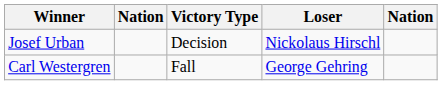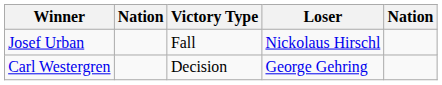(199, 42) Decision -> (183, 42) Fall
(183, 67) Fall -> (199, 67) Decision
